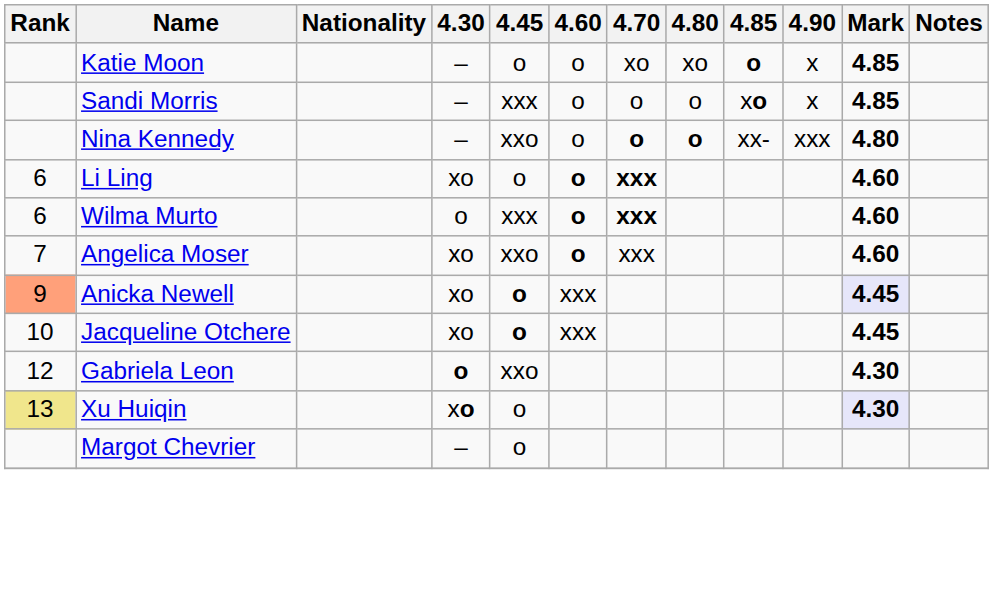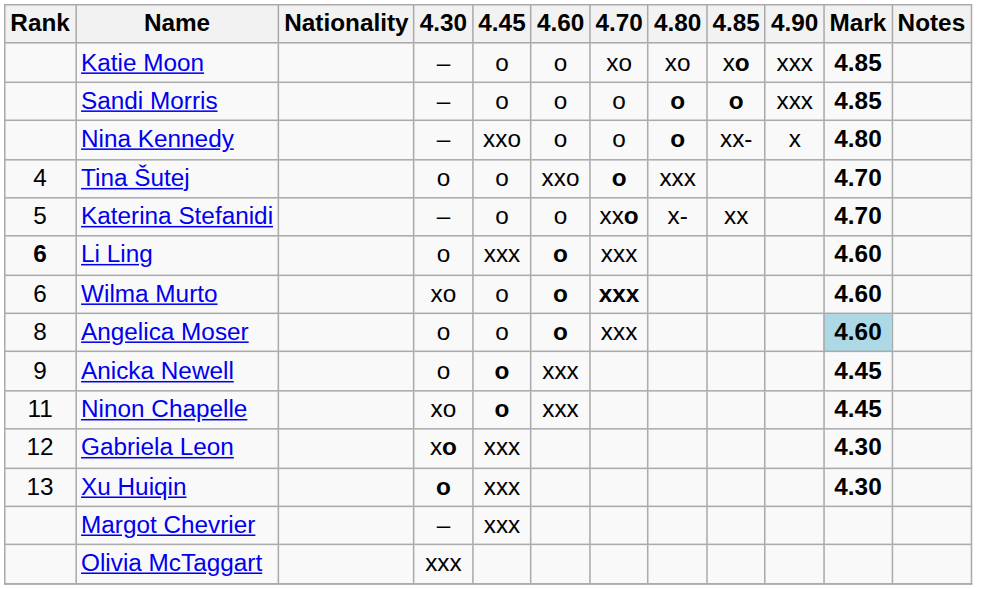(754, 62) o -> (736, 62) xo
(812, 62) x -> (795, 62) xxx
(520, 100) xxx -> (502, 100) o
(695, 100) normal -> (678, 100) bold
(754, 100) xo -> (736, 100) o
(812, 100) x -> (795, 100) xxx
(637, 139) bold -> (619, 139) normal
(812, 139) xxx -> (795, 139) x
+ row: (135, 178)
+ row: (177, 216)
(40, 178) normal -> (40, 255) bold
(461, 178) xo -> (443, 255) o
(520, 178) o -> (502, 255) xxx
(637, 178) bold -> (619, 255) normal
(461, 216) o -> (443, 293) xo
(520, 216) xxx -> (502, 293) o
(40, 255) 7 -> (40, 332) 8
(461, 255) xo -> (443, 332) o
(520, 255) xxo -> (502, 332) o
(876, 255) no background -> (858, 332) lightblue background
(40, 293) lightsalmon background -> (40, 370) no background
(461, 293) xo -> (443, 370) o
(876, 293) lavender background -> (858, 370) no background
- row: (186, 332)
+ row: (164, 409)
(461, 370) o -> (443, 448) xo
(520, 370) xxo -> (502, 448) xxx
(40, 409) khaki background -> (40, 486) no background
(461, 409) xo -> (443, 486) o
(520, 409) o -> (502, 486) xxx
(876, 409) lavender background -> (858, 486) no background
(520, 448) o -> (502, 525) xxx
+ row: (172, 563)
